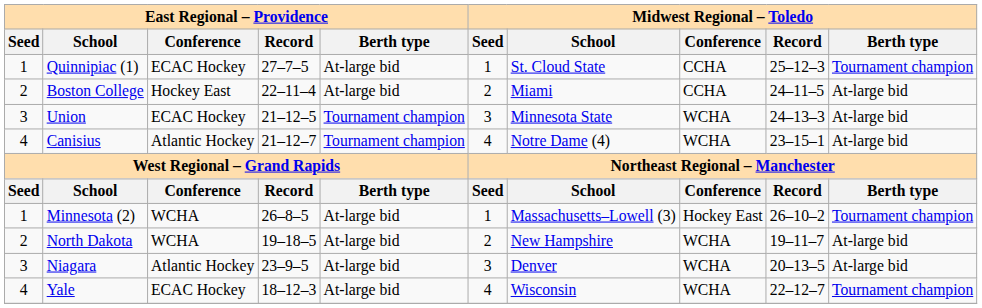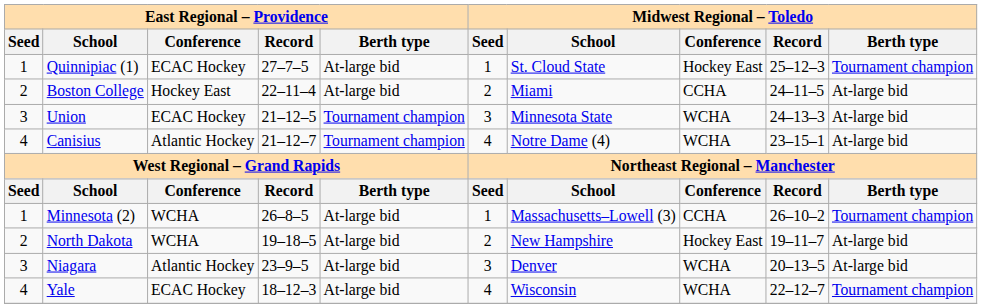(705, 66) CCHA -> (723, 66) Hockey East
(723, 215) Hockey East -> (705, 215) CCHA
(707, 240) WCHA -> (723, 240) Hockey East
